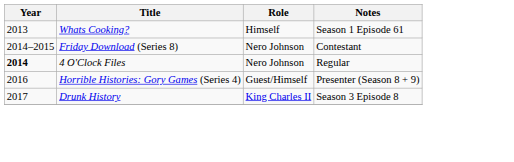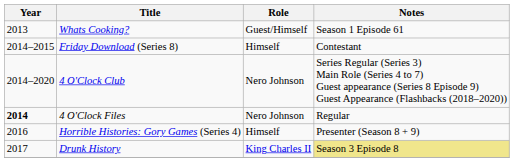(263, 29) Himself -> (276, 29) Guest/Himself
(275, 46) Nero Johnson -> (263, 46) Himself
+ row: (92, 80)
(276, 79) Guest/Himself -> (263, 132) Himself
(357, 96) no background -> (357, 148) khaki background
